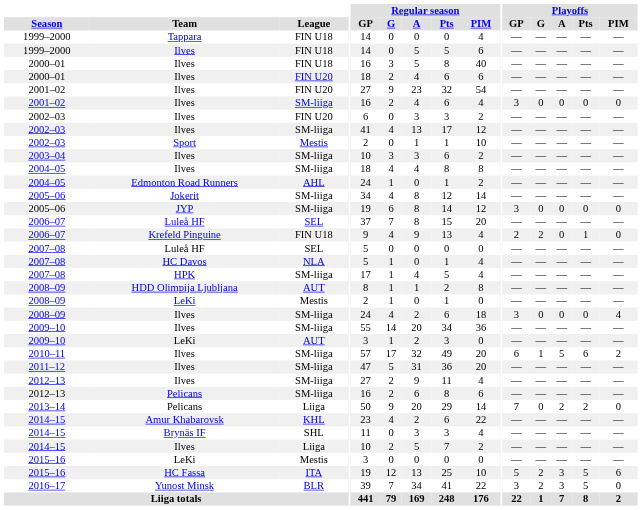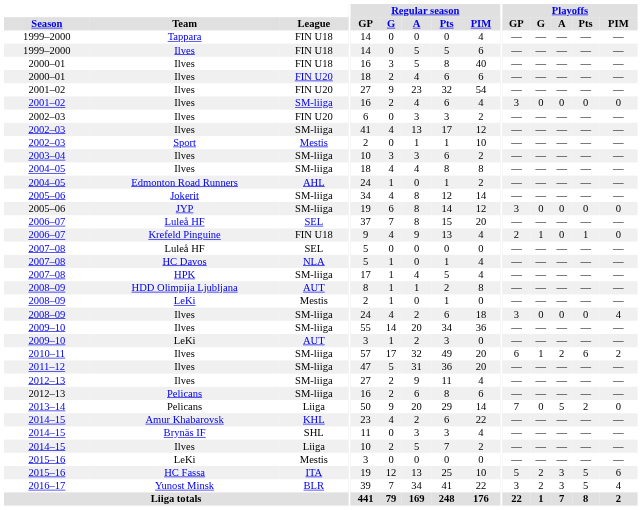(541, 235) 2 -> (541, 235) 1
(562, 353) 5 -> (562, 353) 2
(562, 406) 2 -> (562, 406) 5
(618, 485) 0 -> (618, 485) 4
